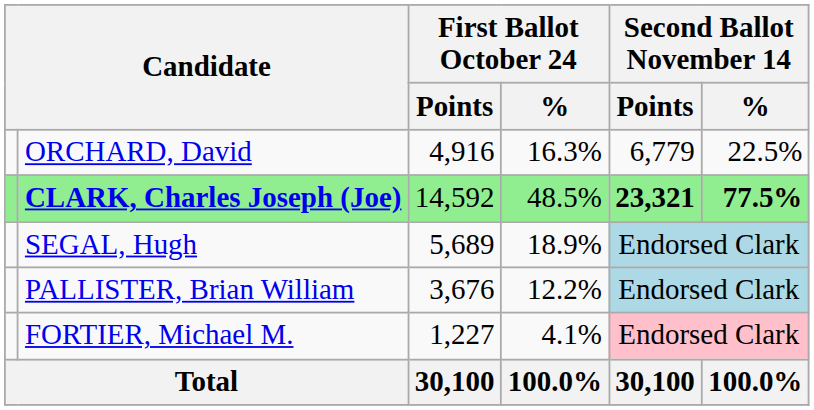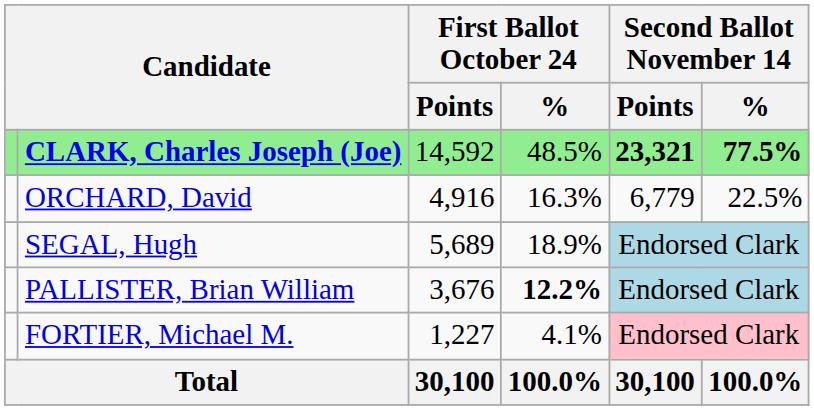rows swapped: (213, 197) <-> (138, 151)
(564, 289) normal -> (562, 289) bold
